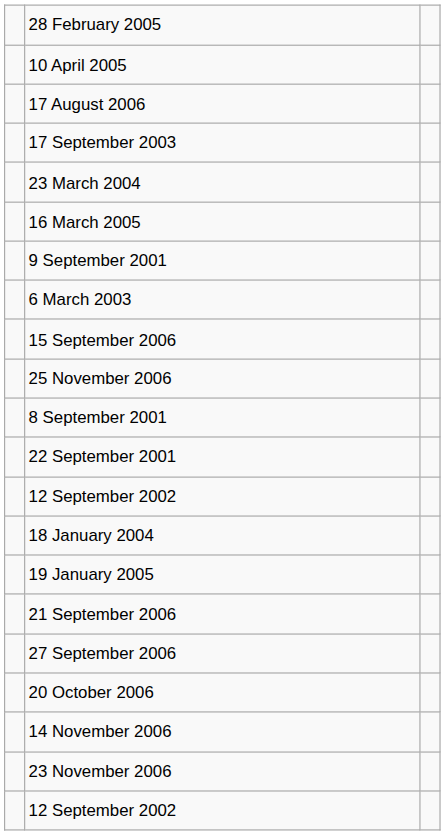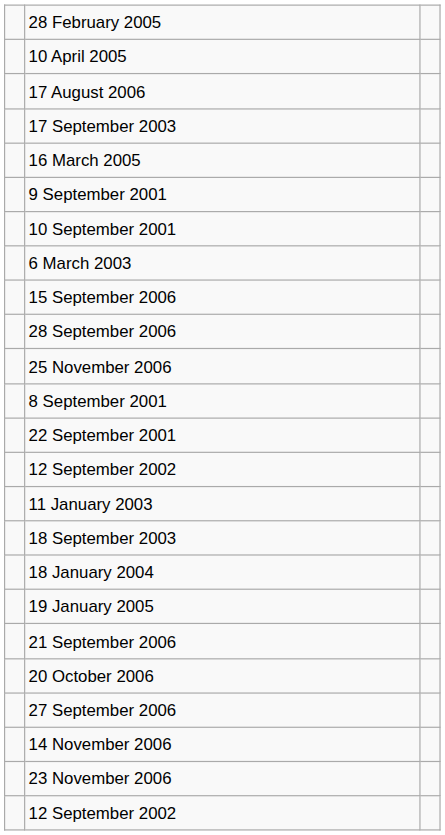- row: (15, 182)
+ row: (15, 229)
+ row: (15, 332)
+ row: (15, 504)
+ row: (15, 538)
rows swapped: (15, 653) <-> (15, 693)
